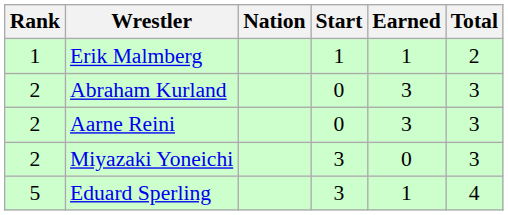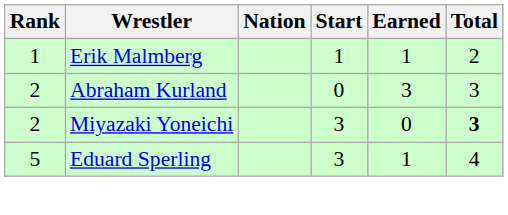- row: (123, 124)
(474, 158) normal -> (474, 124) bold
